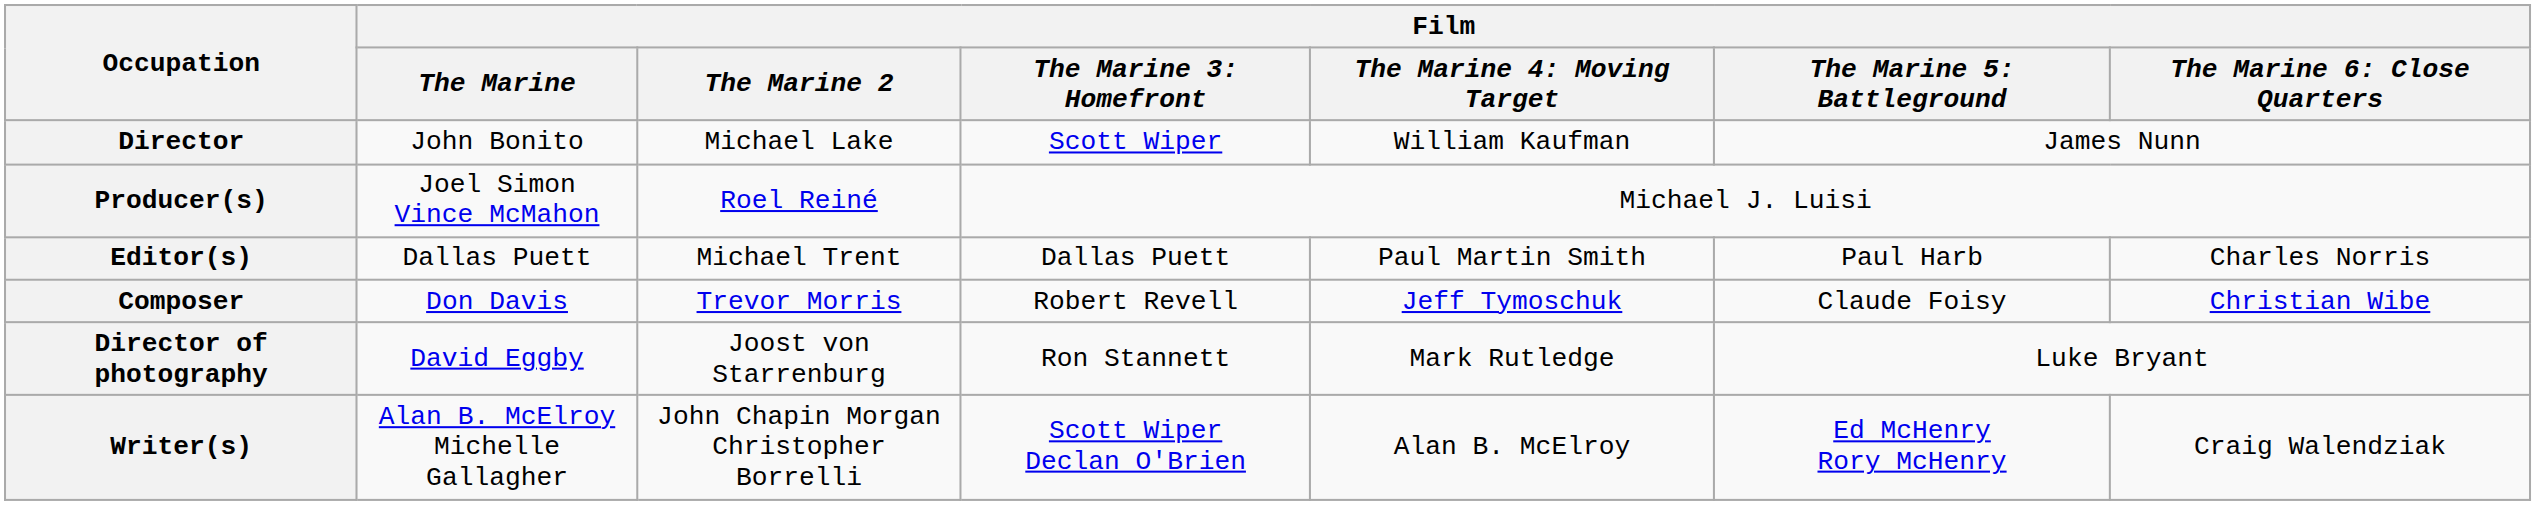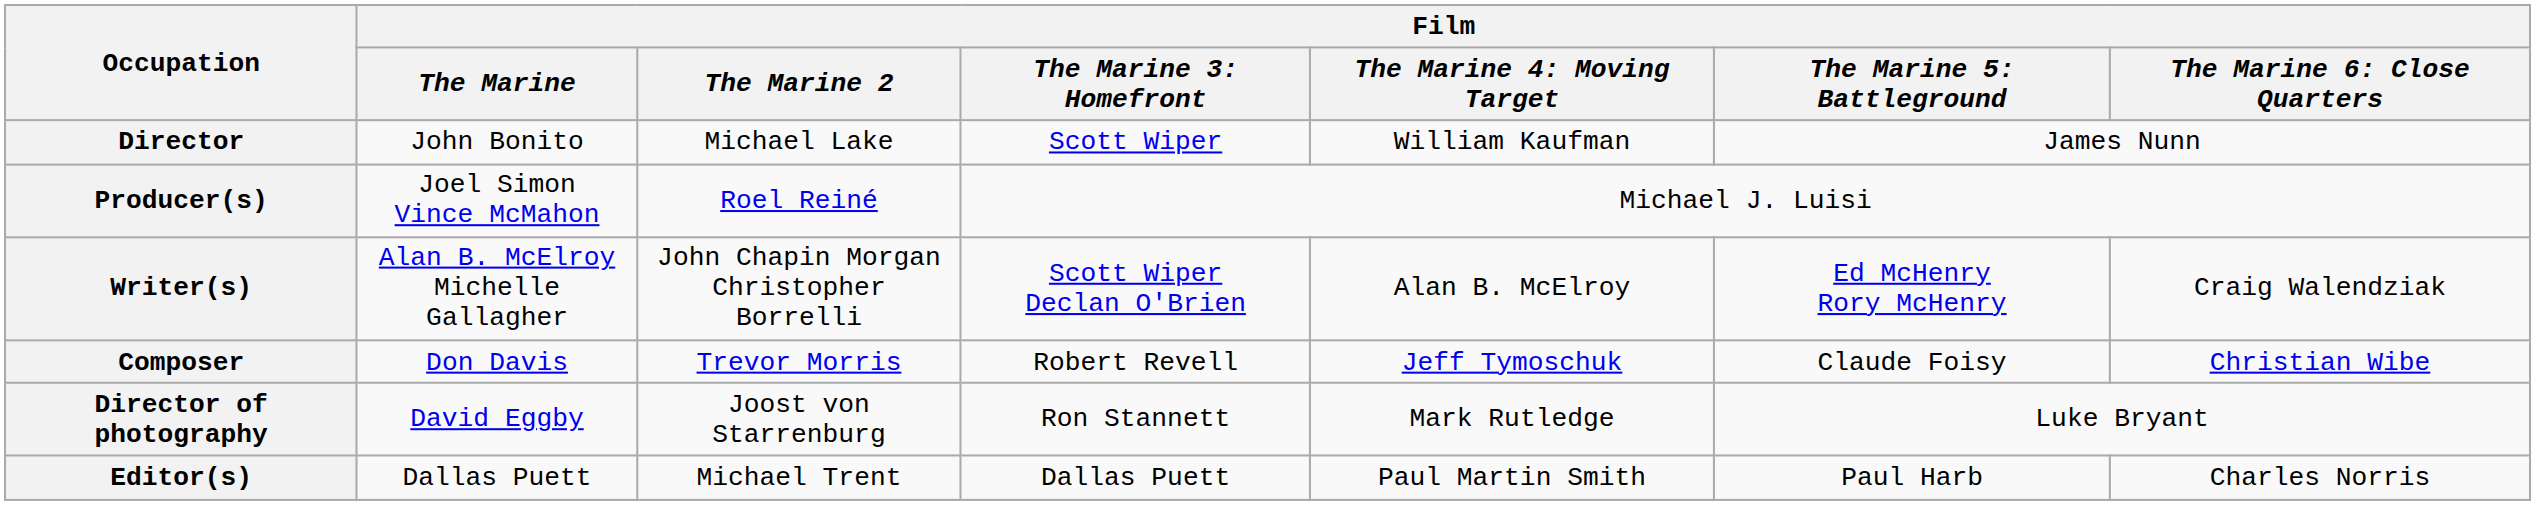rows swapped: (181, 447) <-> (181, 258)
